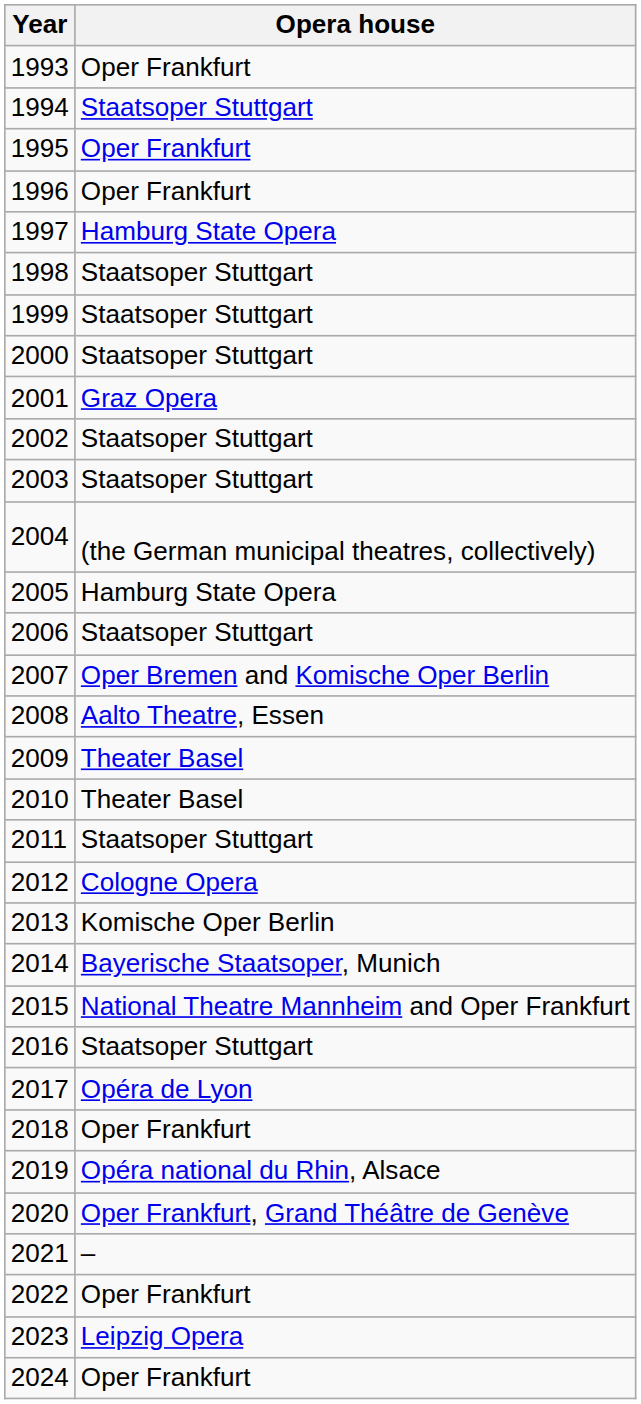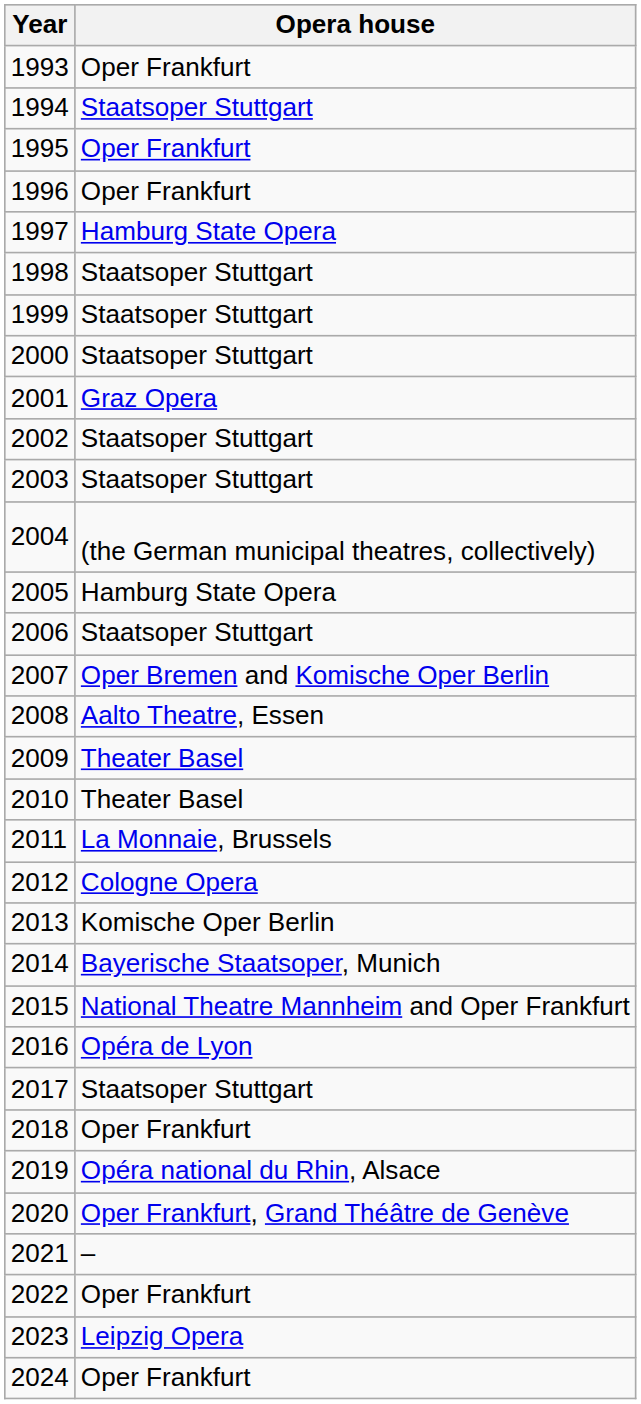(197, 840) Staatsoper Stuttgart -> (206, 840) La Monnaie, Brussels
(197, 1047) Staatsoper Stuttgart -> (167, 1047) Opéra de Lyon
(167, 1088) Opéra de Lyon -> (197, 1088) Staatsoper Stuttgart
